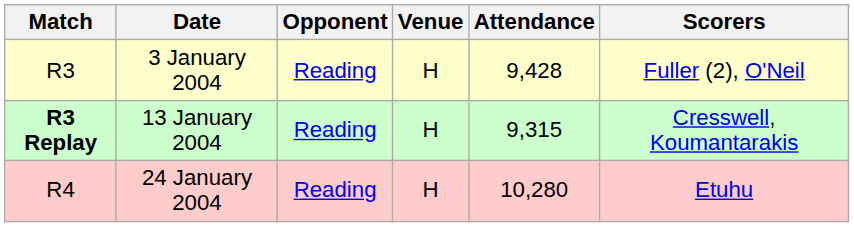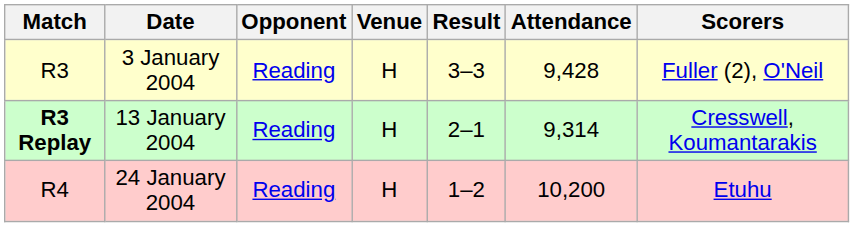+ column: (466, 22)
(534, 130) 9,315 -> (571, 130) 9,314
(534, 190) 10,280 -> (571, 190) 10,200
